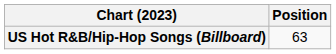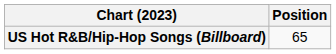(300, 37) 63 -> (300, 37) 65
